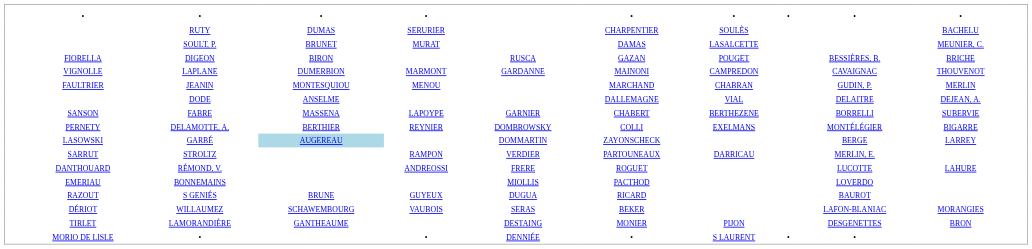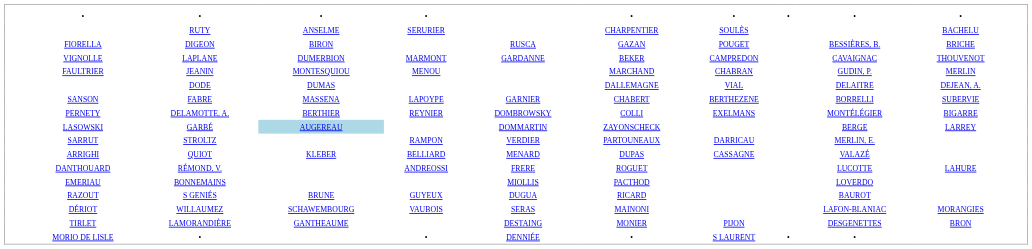(321, 30) DUMAS -> (321, 30) ANSELME
- row: (83, 44)
(632, 72) MAINONI -> (632, 58) BEKER
(321, 99) ANSELME -> (321, 85) DUMAS
+ row: (83, 154)
(632, 209) BEKER -> (632, 209) MAINONI
